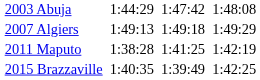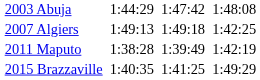(234, 29) 1:49:29 -> (234, 29) 1:42:25
(183, 49) 1:41:25 -> (183, 49) 1:39:49
(183, 69) 1:39:49 -> (183, 69) 1:41:25
(234, 69) 1:42:25 -> (234, 69) 1:49:29
